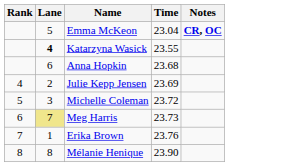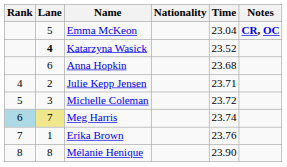+ column: (180, 13)
(166, 48) 23.55 -> (224, 48) 23.52
(166, 83) 23.69 -> (224, 83) 23.71
(20, 118) no background -> (20, 118) lightblue background
(166, 118) 23.73 -> (224, 118) 23.74
